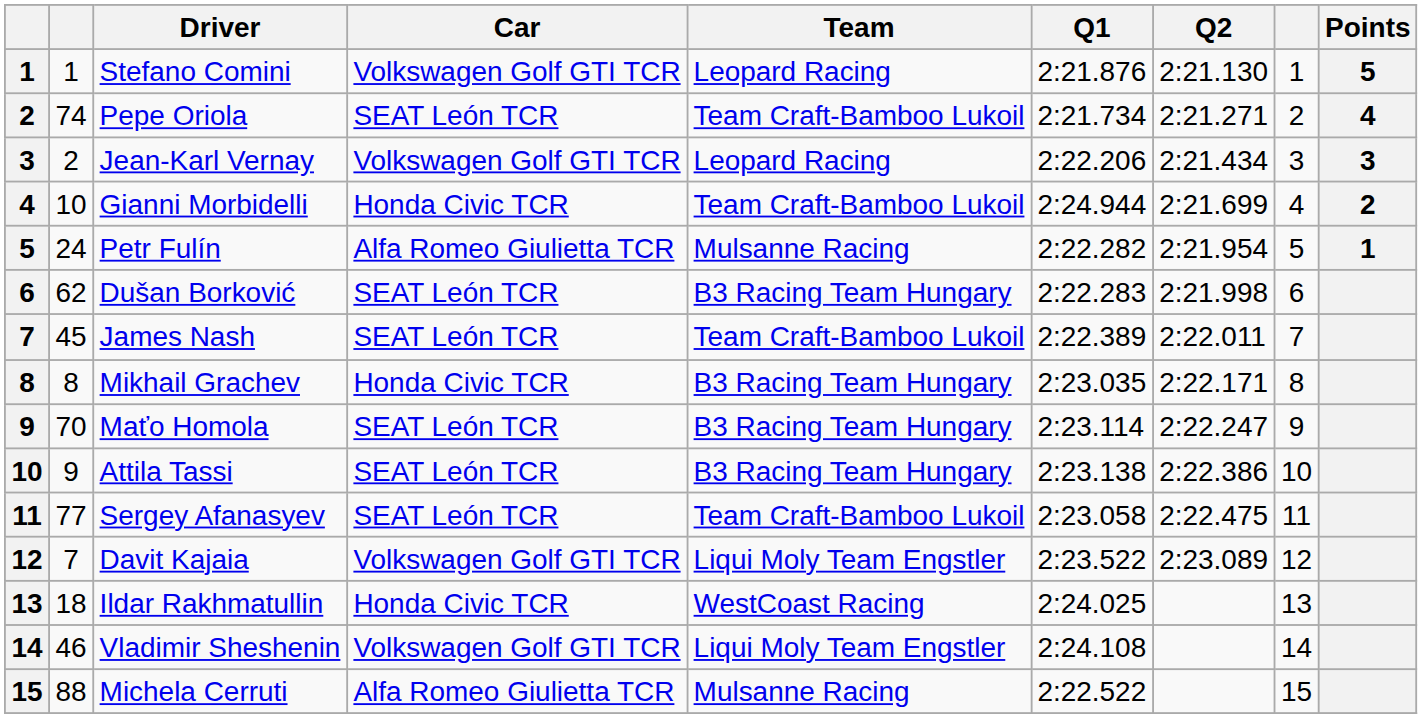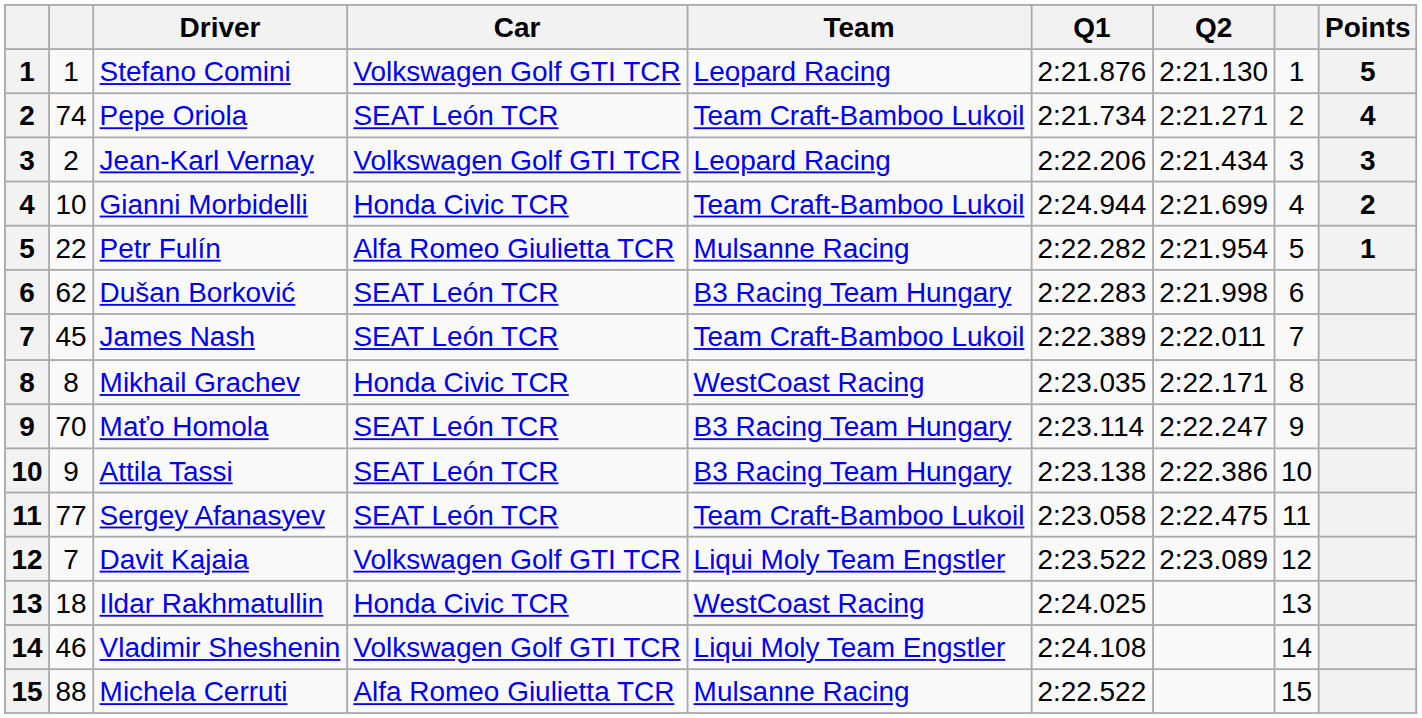(71, 249) 24 -> (71, 249) 22
(853, 381) B3 Racing Team Hungary -> (809, 381) WestCoast Racing
